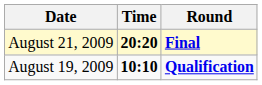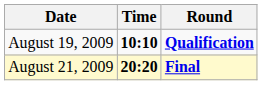rows swapped: (61, 67) <-> (61, 42)
